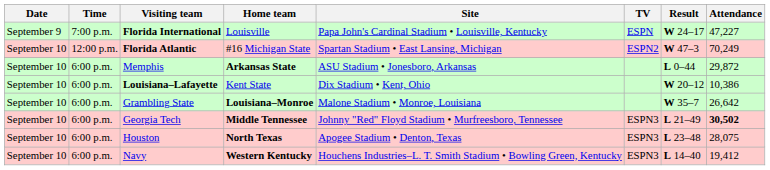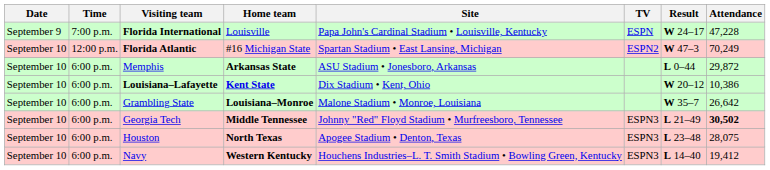(724, 31) 47,227 -> (724, 31) 47,228
(249, 84) normal -> (250, 84) bold
